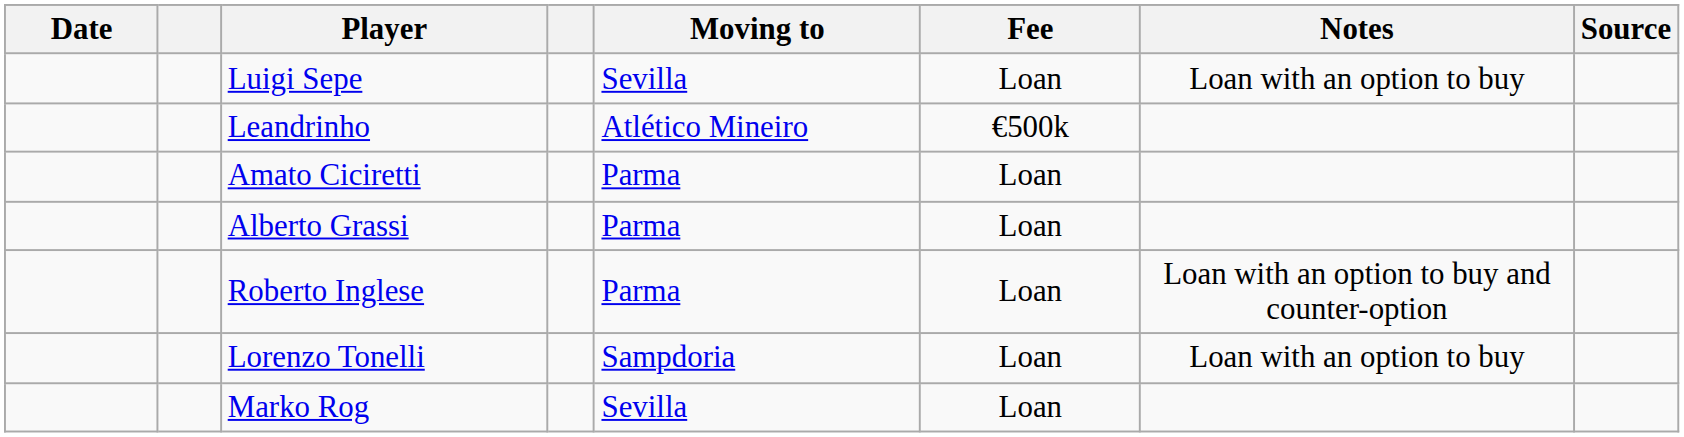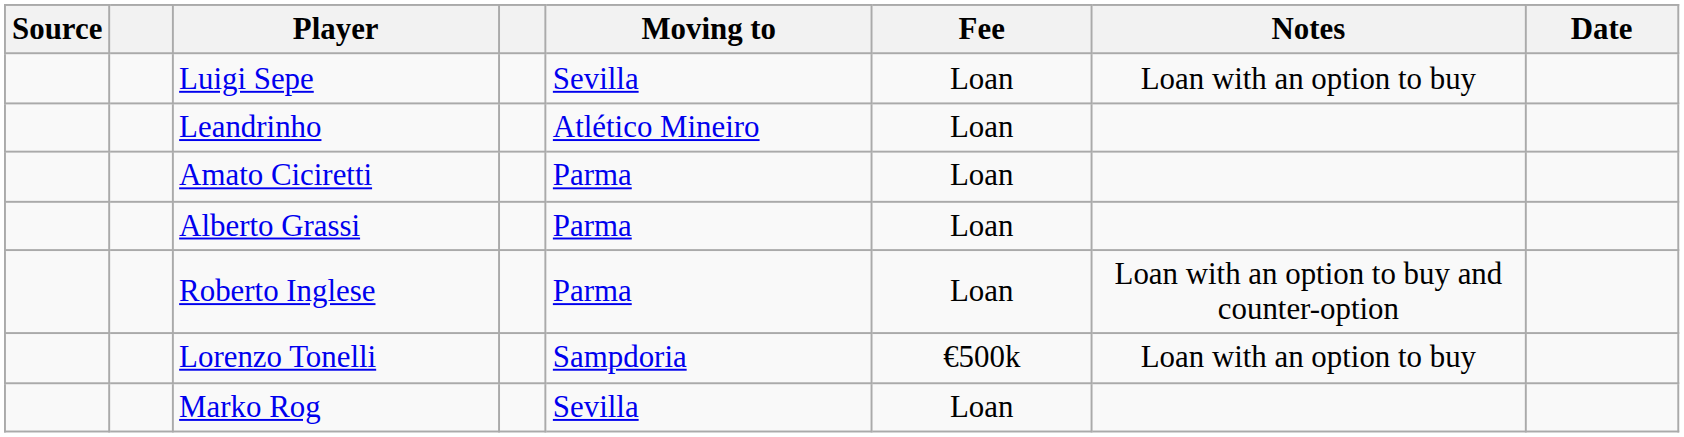columns swapped: (82, 28) <-> (1626, 28)
(1030, 126) €500k -> (982, 126) Loan
(1030, 357) Loan -> (982, 357) €500k
